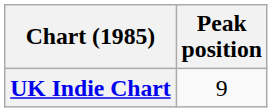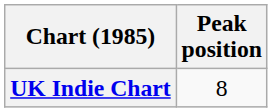(222, 87) 9 -> (222, 87) 8
